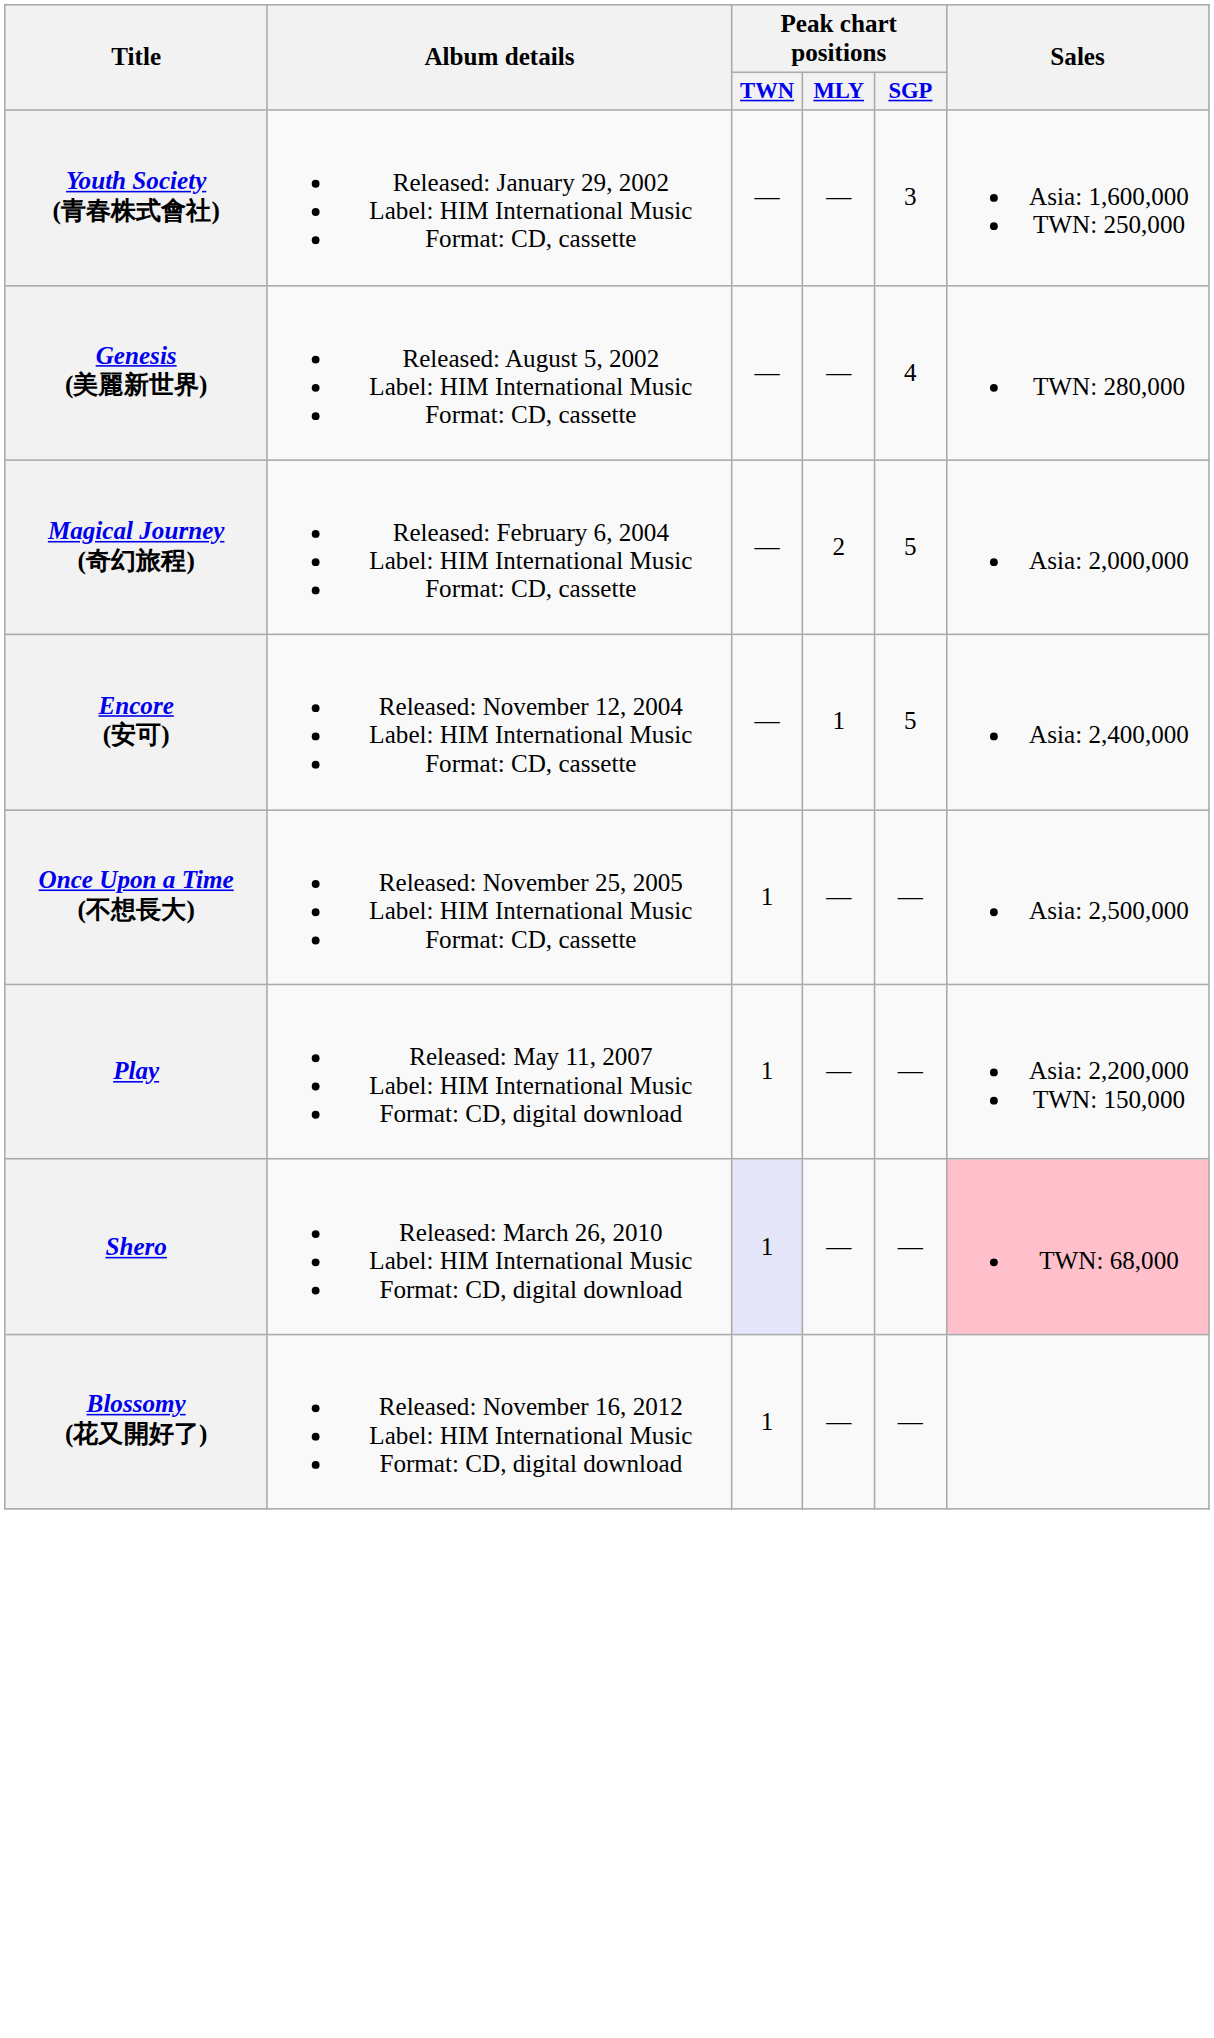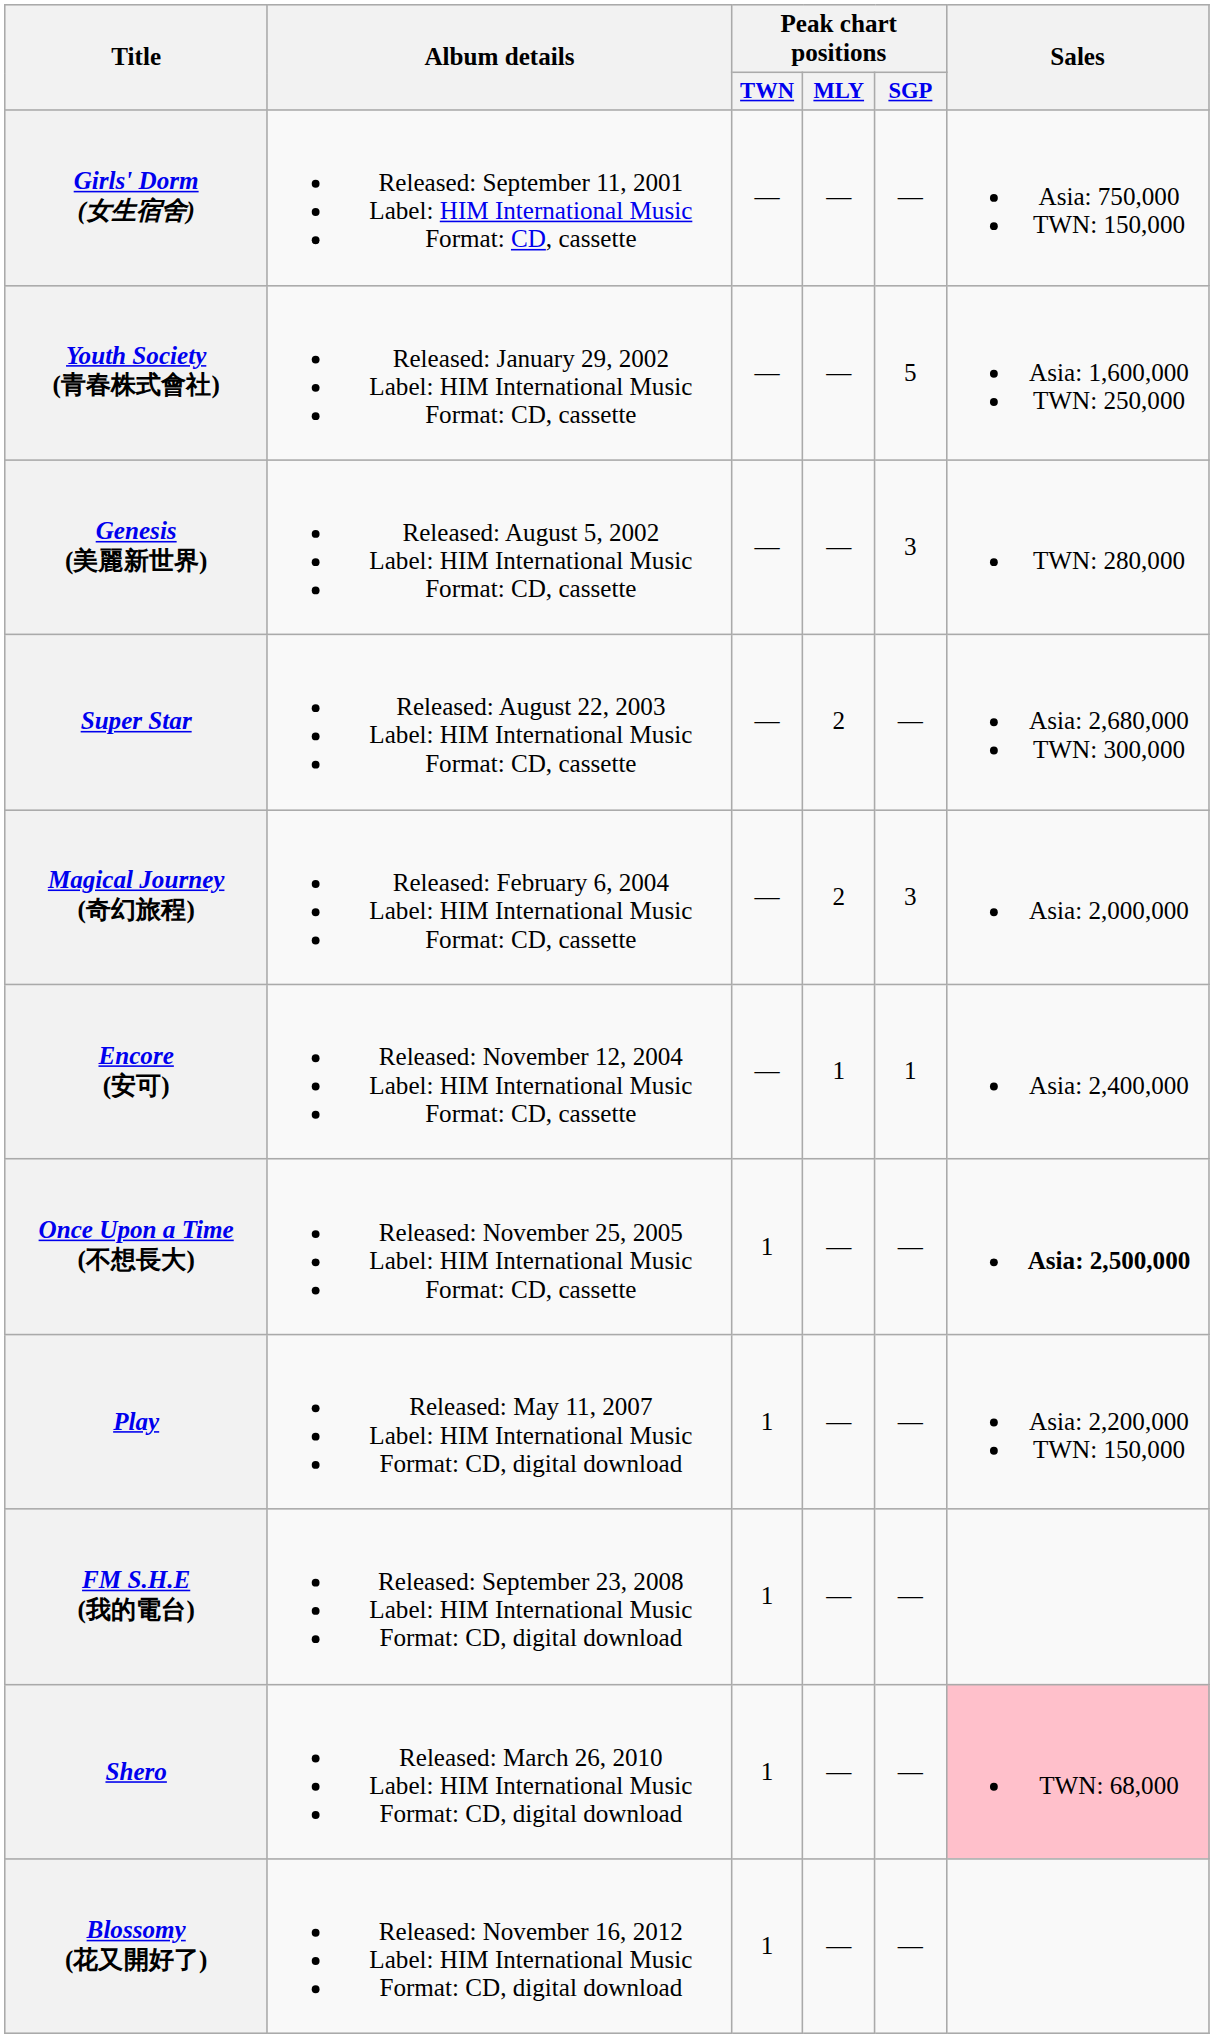+ row: (136, 195)
(910, 197) 3 -> (910, 372) 5
(910, 372) 4 -> (910, 547) 3
+ row: (136, 721)
(910, 547) 5 -> (910, 896) 3
(910, 721) 5 -> (910, 1071) 1
(1078, 911) normal -> (1078, 1261) bold
+ row: (136, 1594)
(767, 1246) lavender background -> (767, 1771) no background
